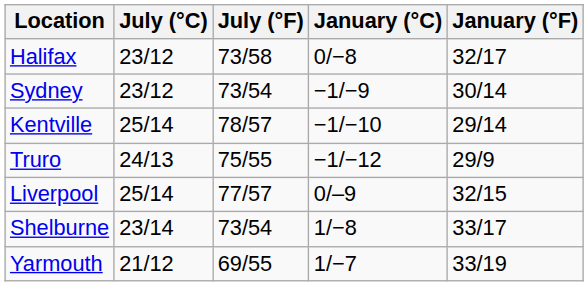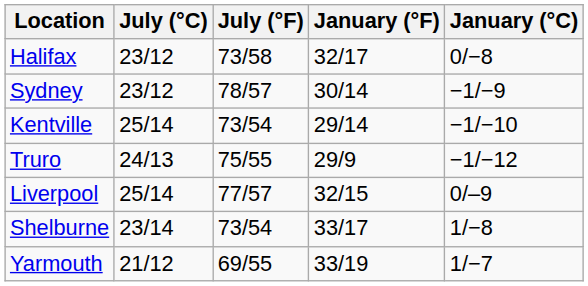columns swapped: (378, 21) <-> (515, 21)
(245, 90) 73/54 -> (245, 90) 78/57
(245, 125) 78/57 -> (245, 125) 73/54
